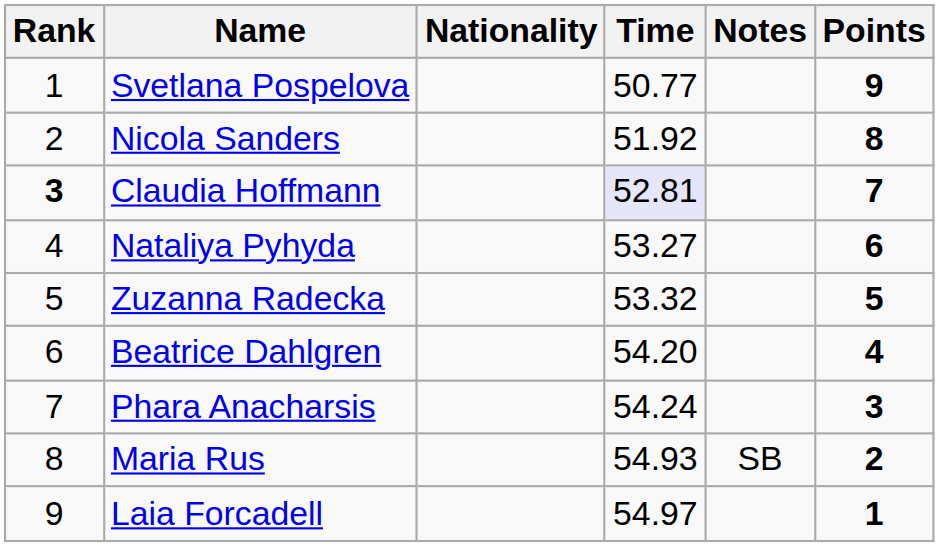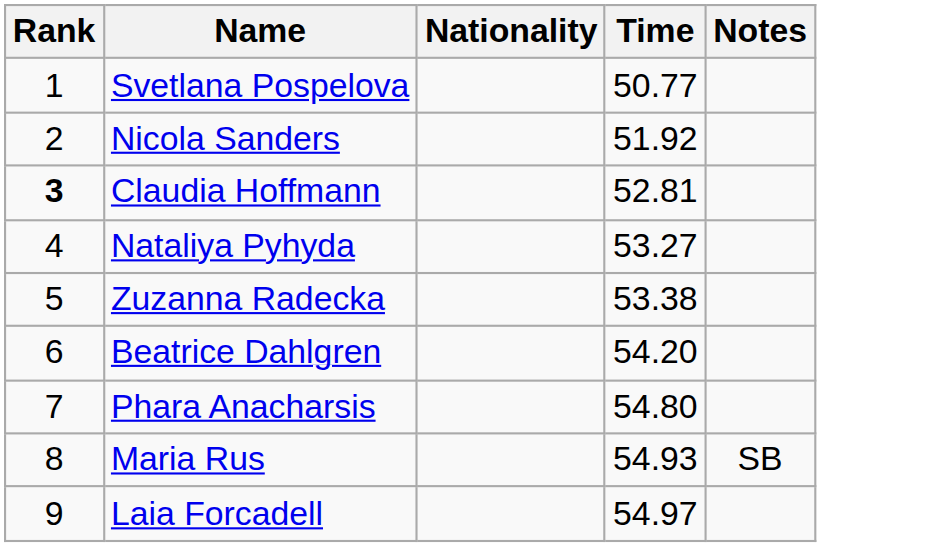- column: (874, 31)
(655, 191) lavender background -> (655, 191) no background
(655, 298) 53.32 -> (655, 298) 53.38
(655, 406) 54.24 -> (655, 406) 54.80
